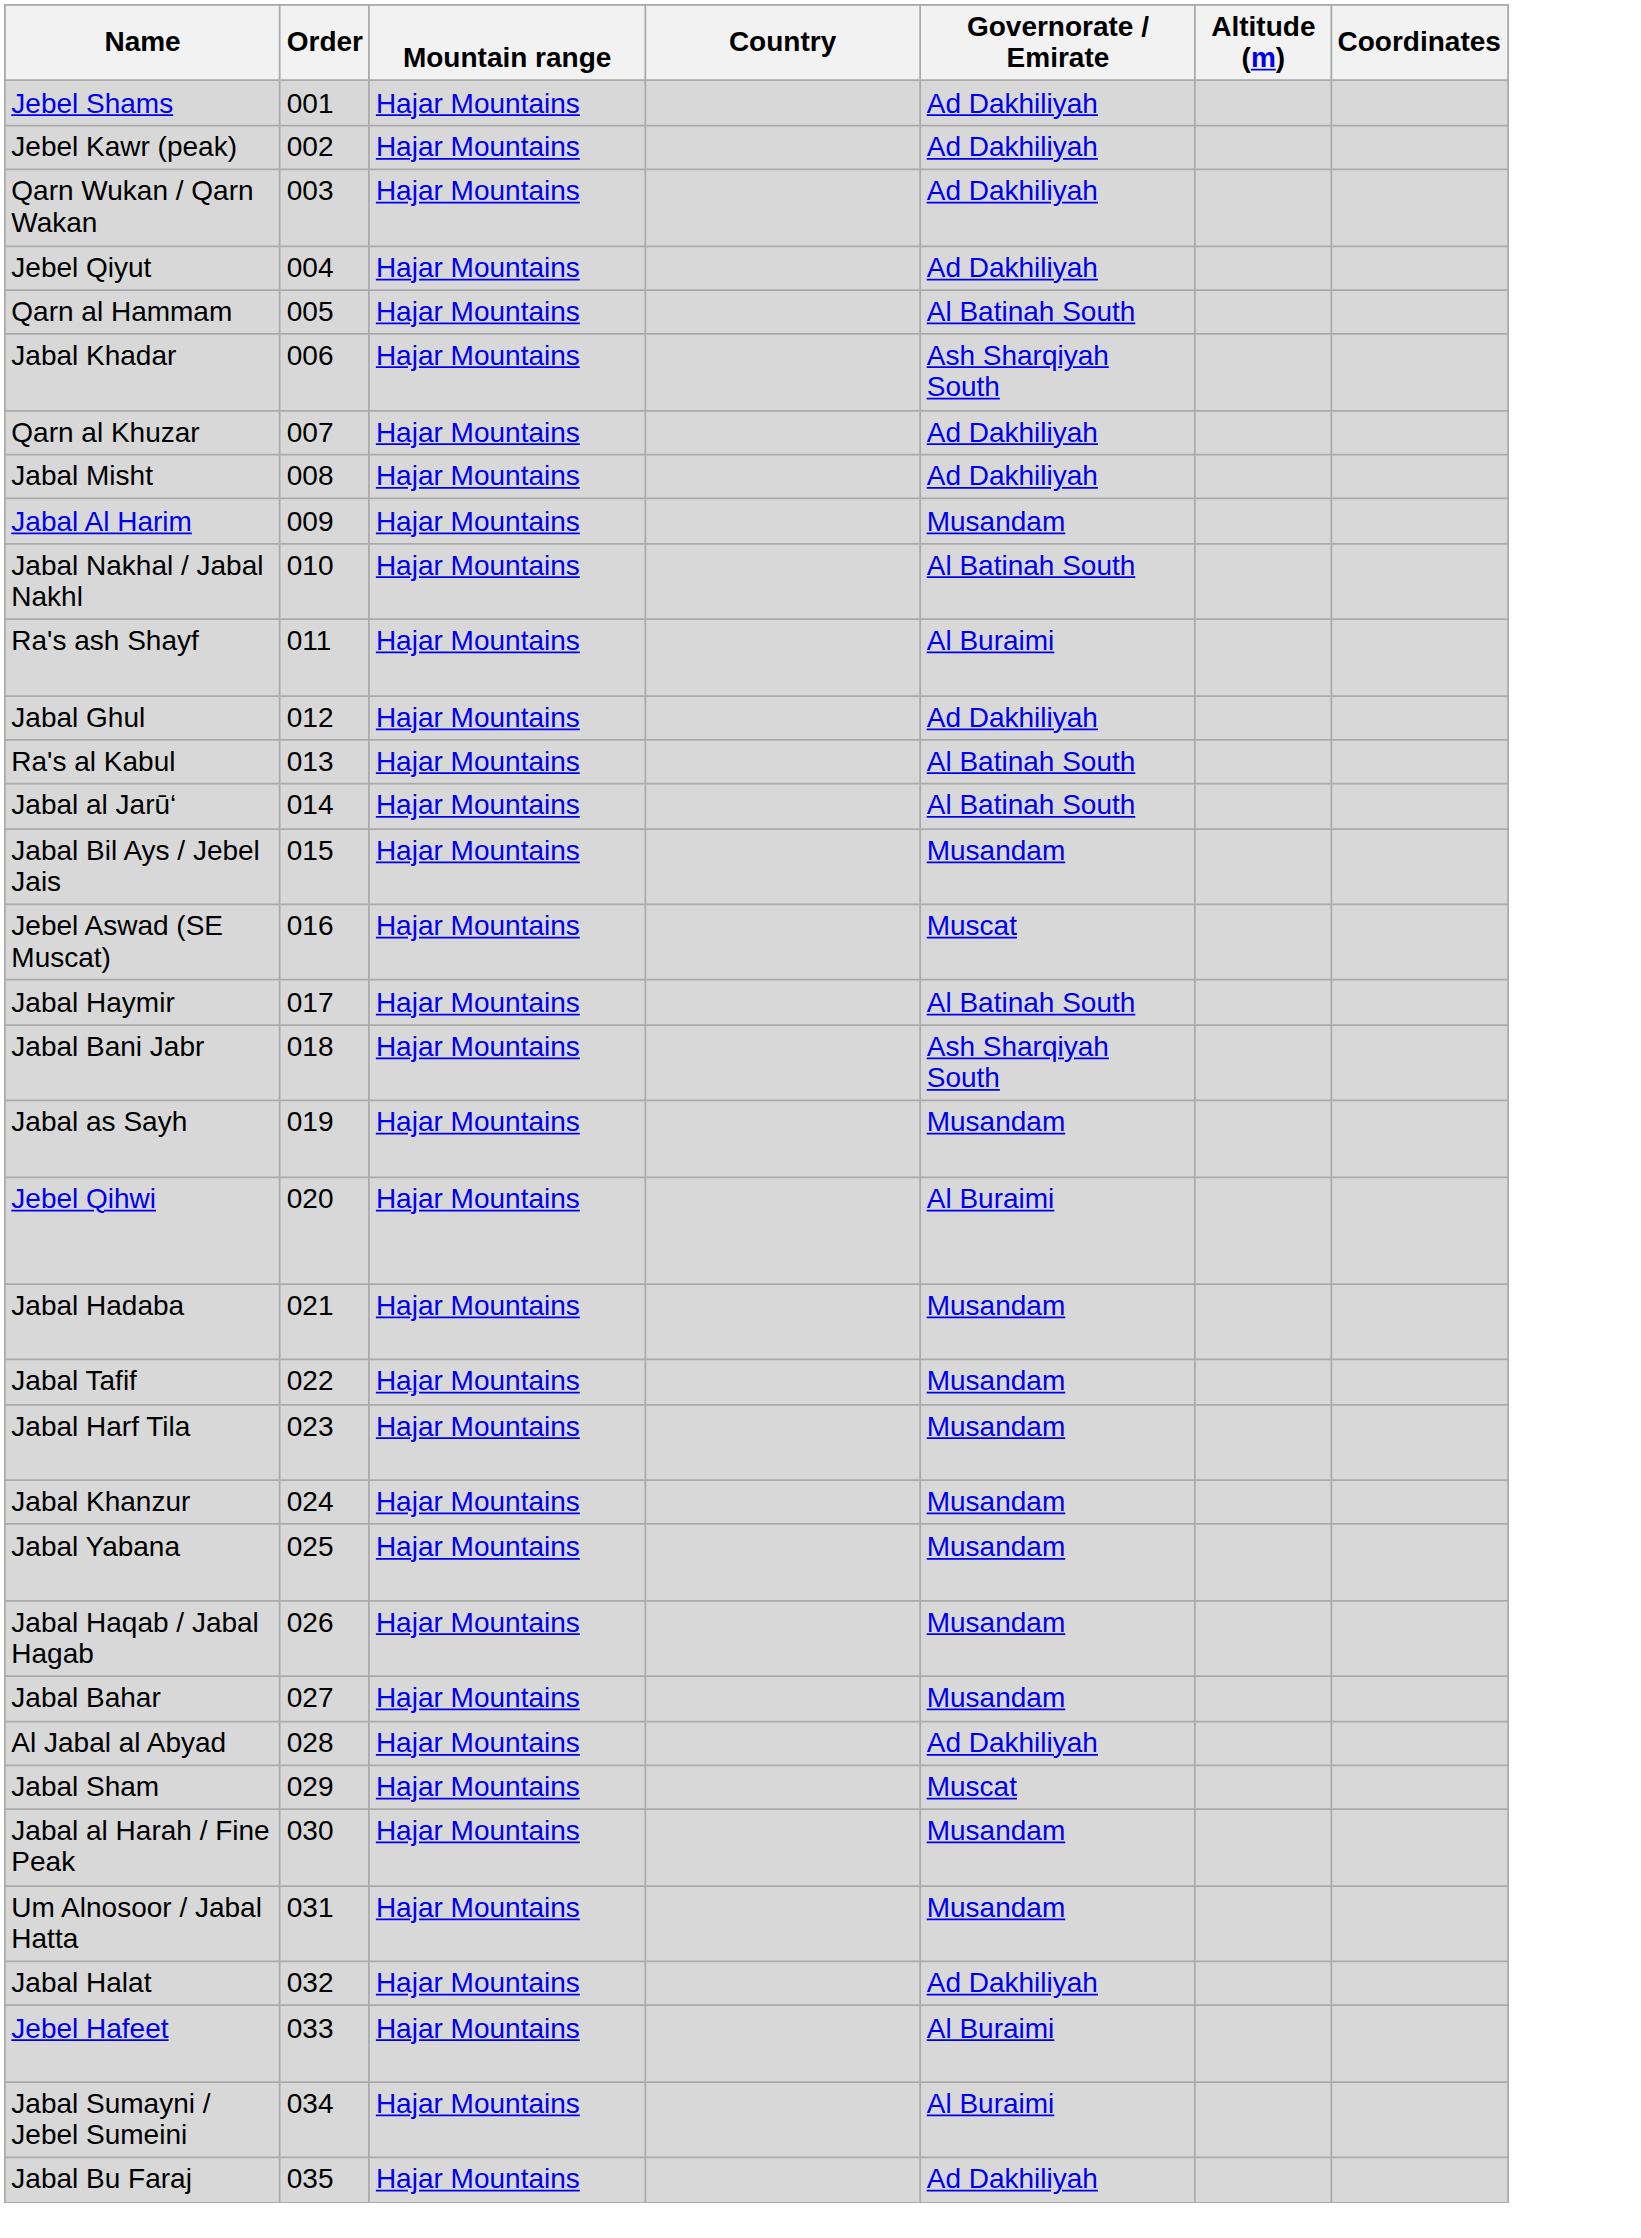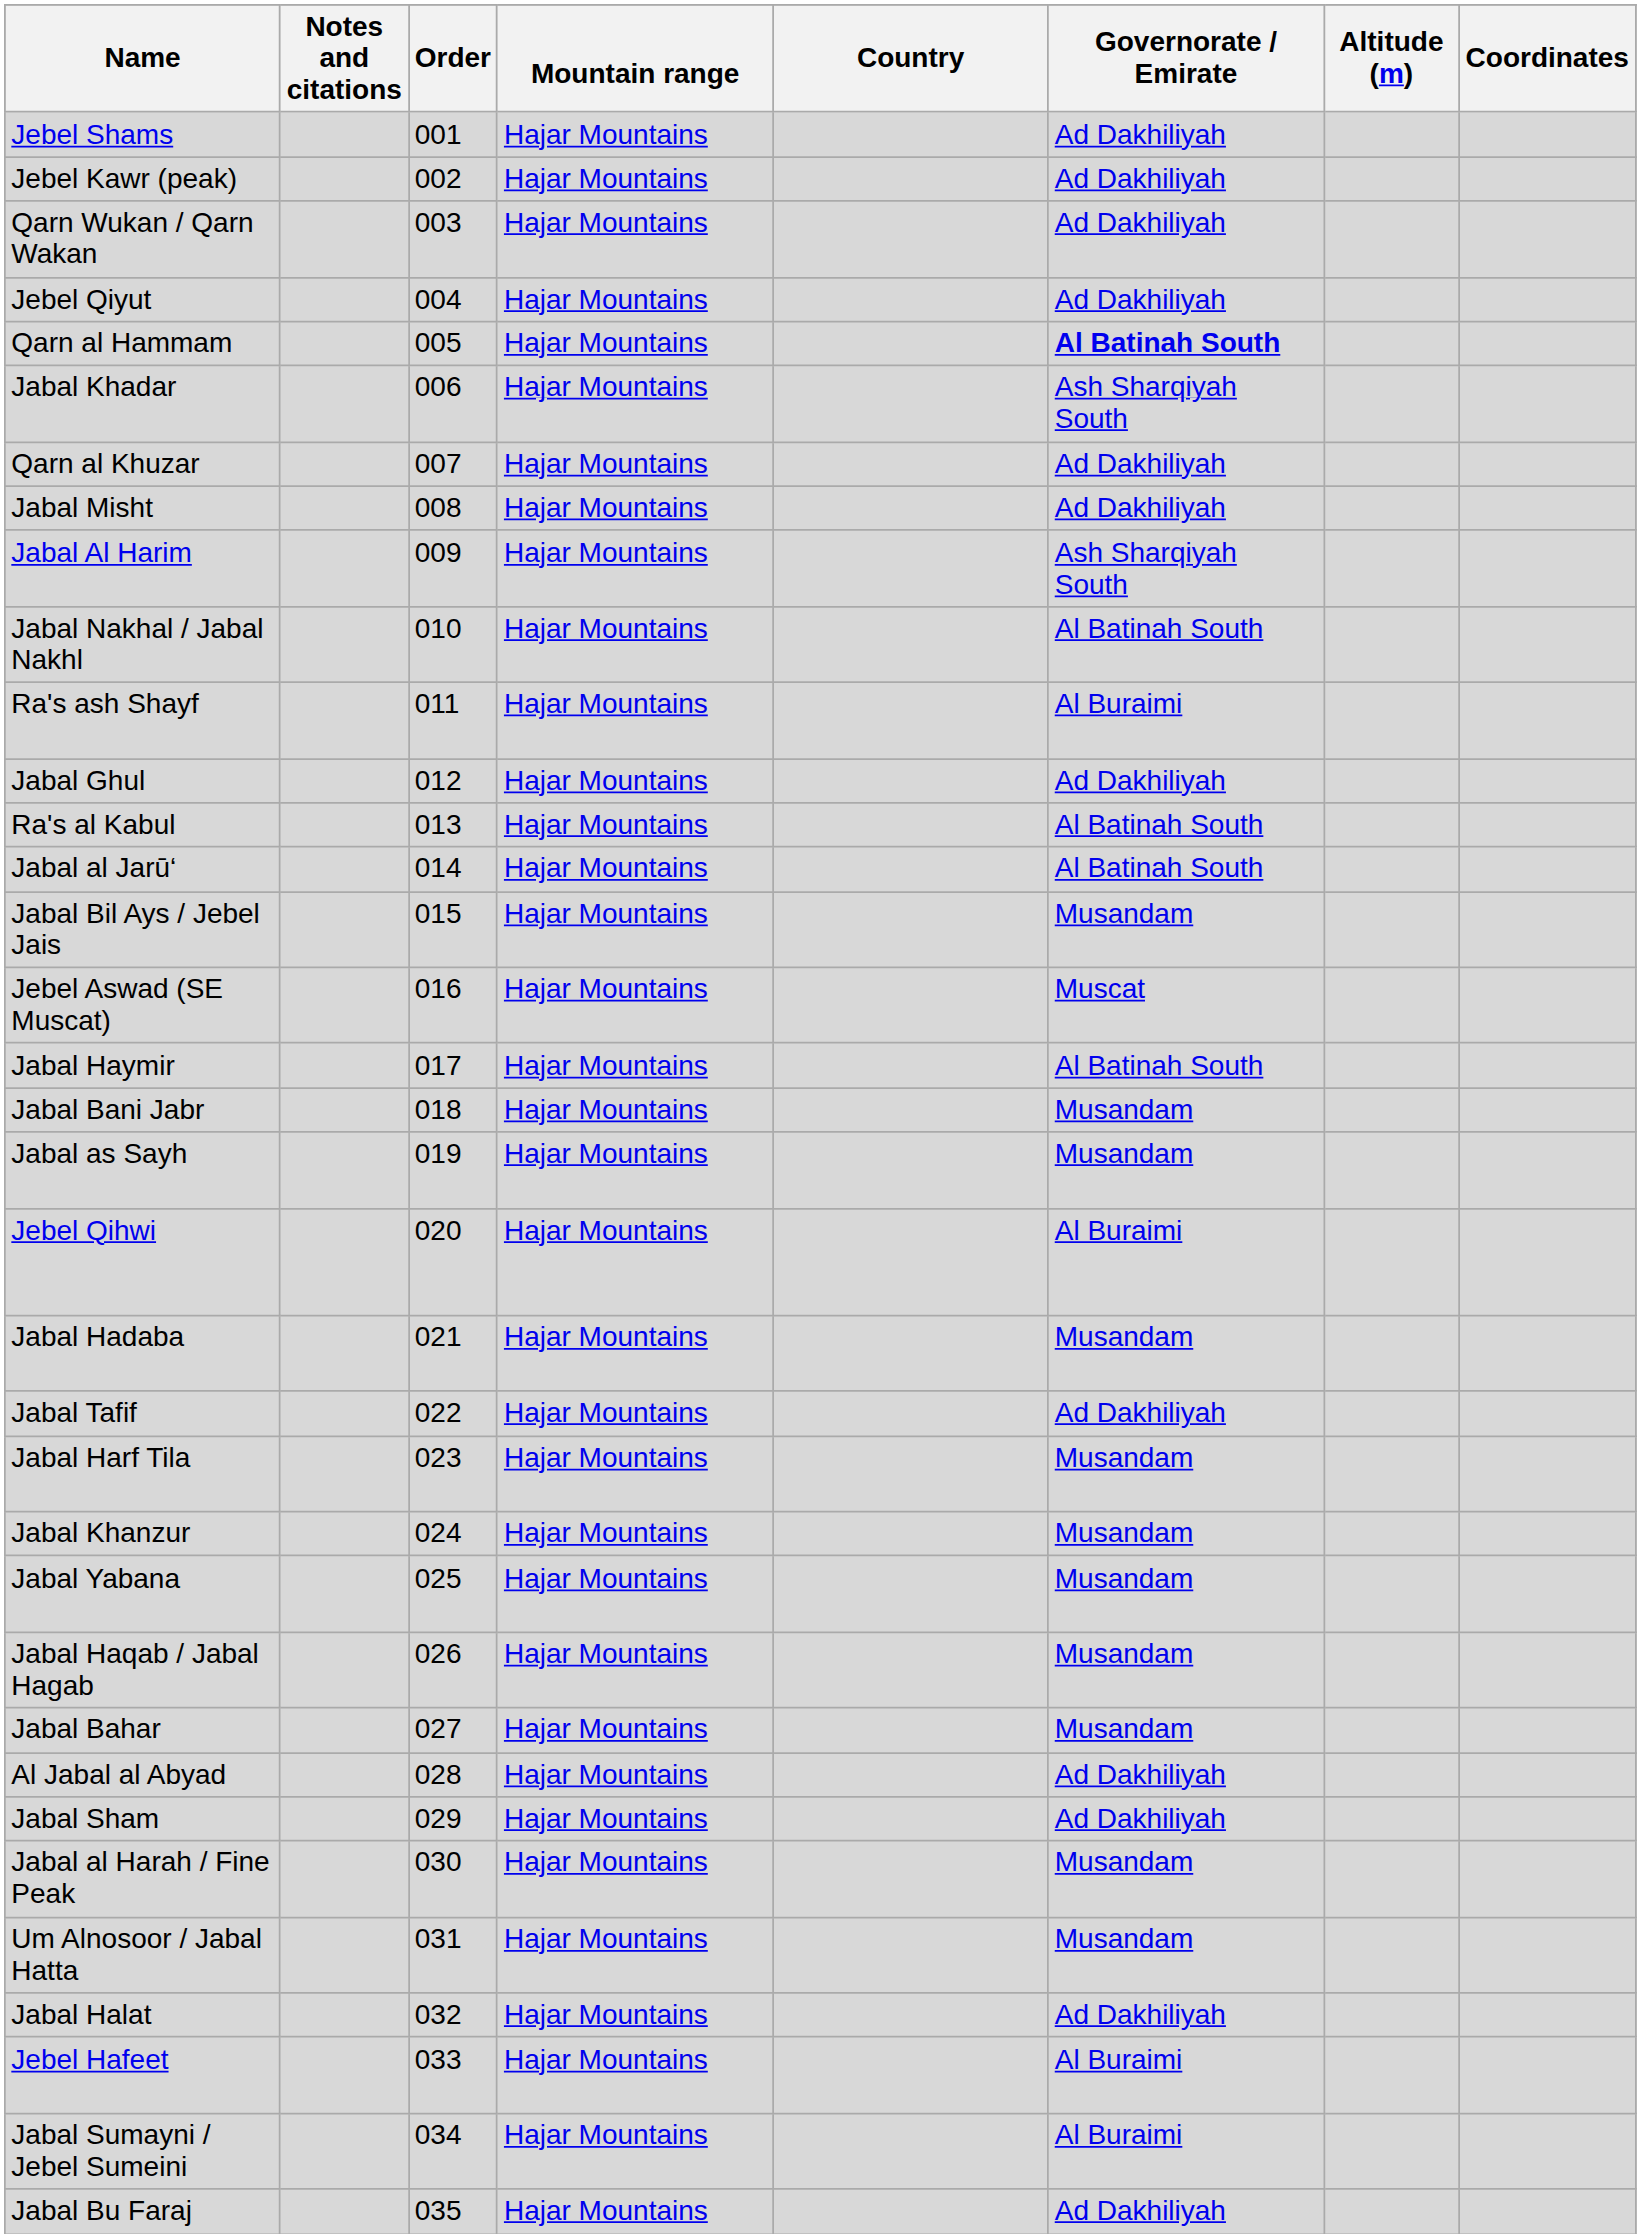+ column: (344, 58)
(1031, 311) normal -> (1168, 343) bold
(996, 520) Musandam -> (1146, 568) Ash Sharqiyah South
(1018, 1062) Ash Sharqiyah South -> (1124, 1109) Musandam
(996, 1381) Musandam -> (1140, 1413) Ad Dakhiliyah
(972, 1786) Muscat -> (1140, 1818) Ad Dakhiliyah
